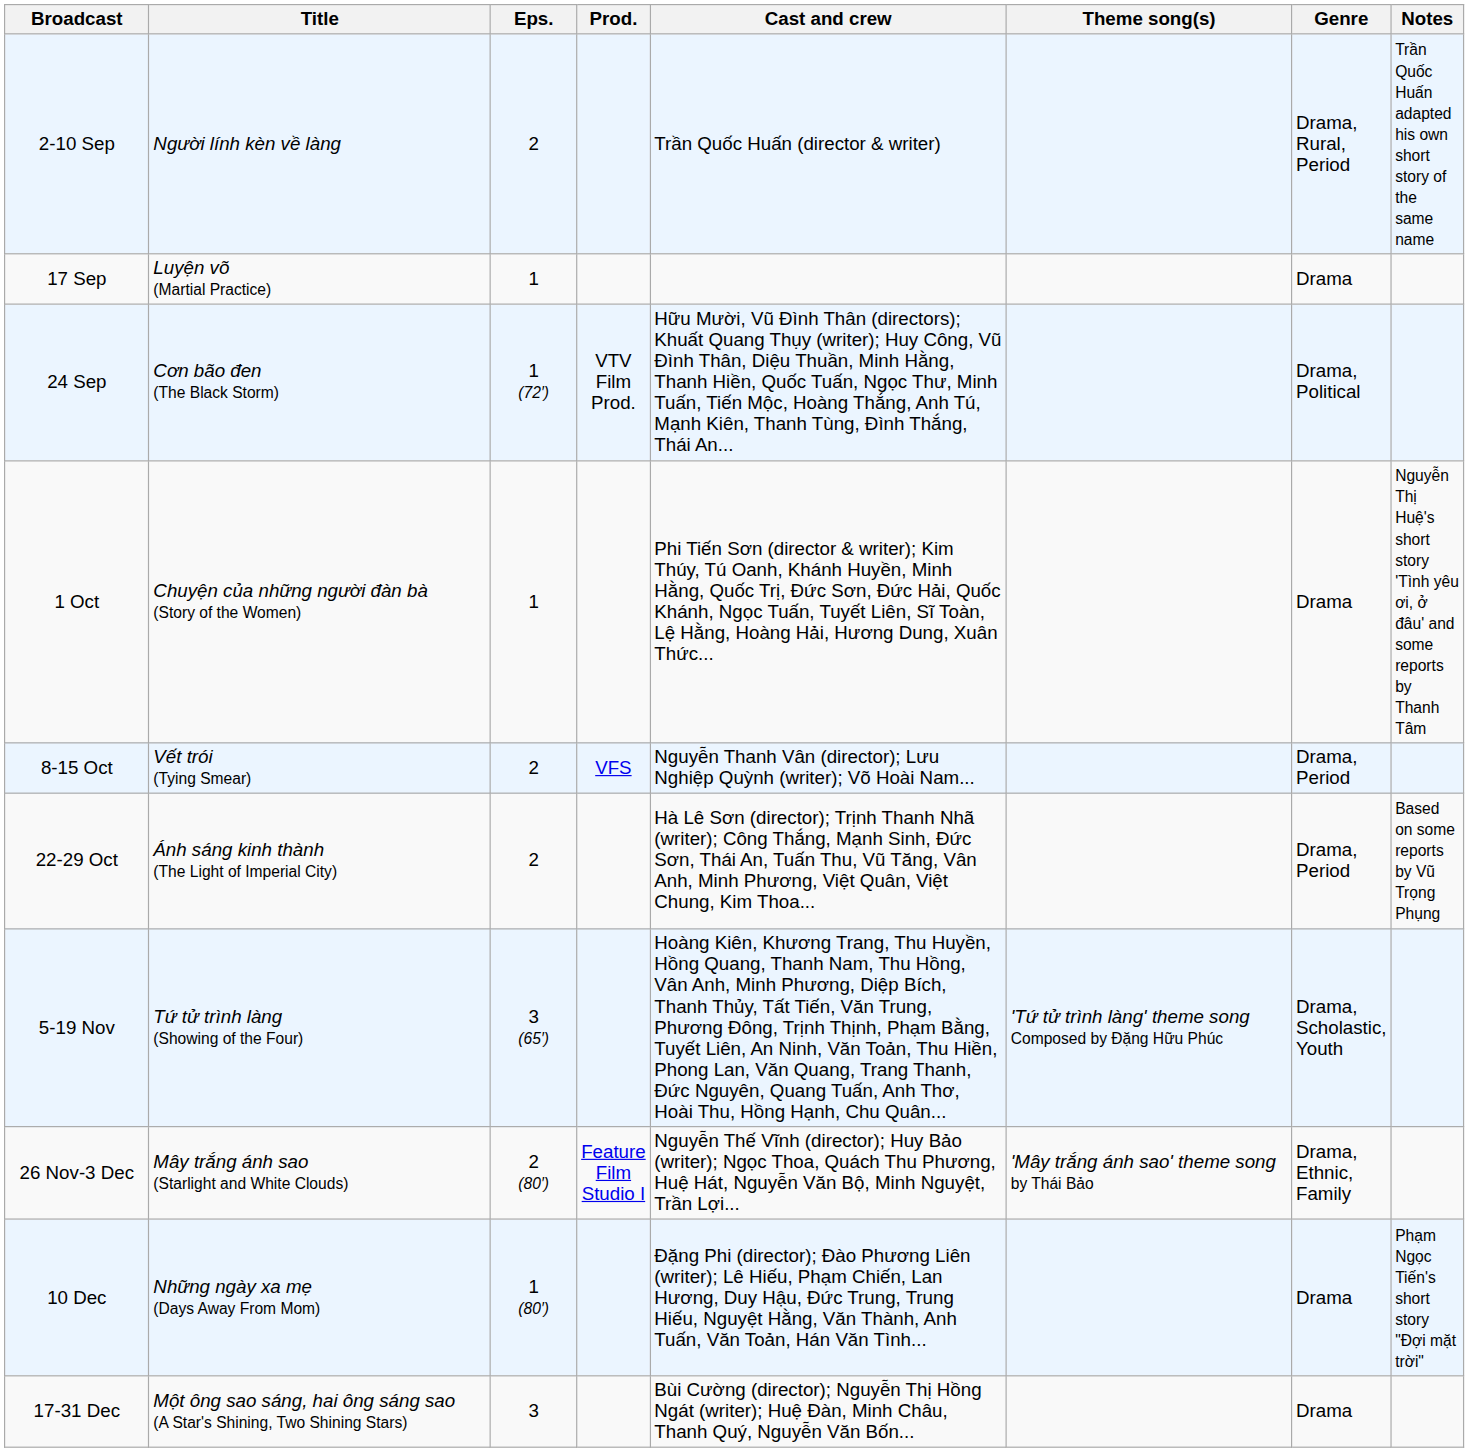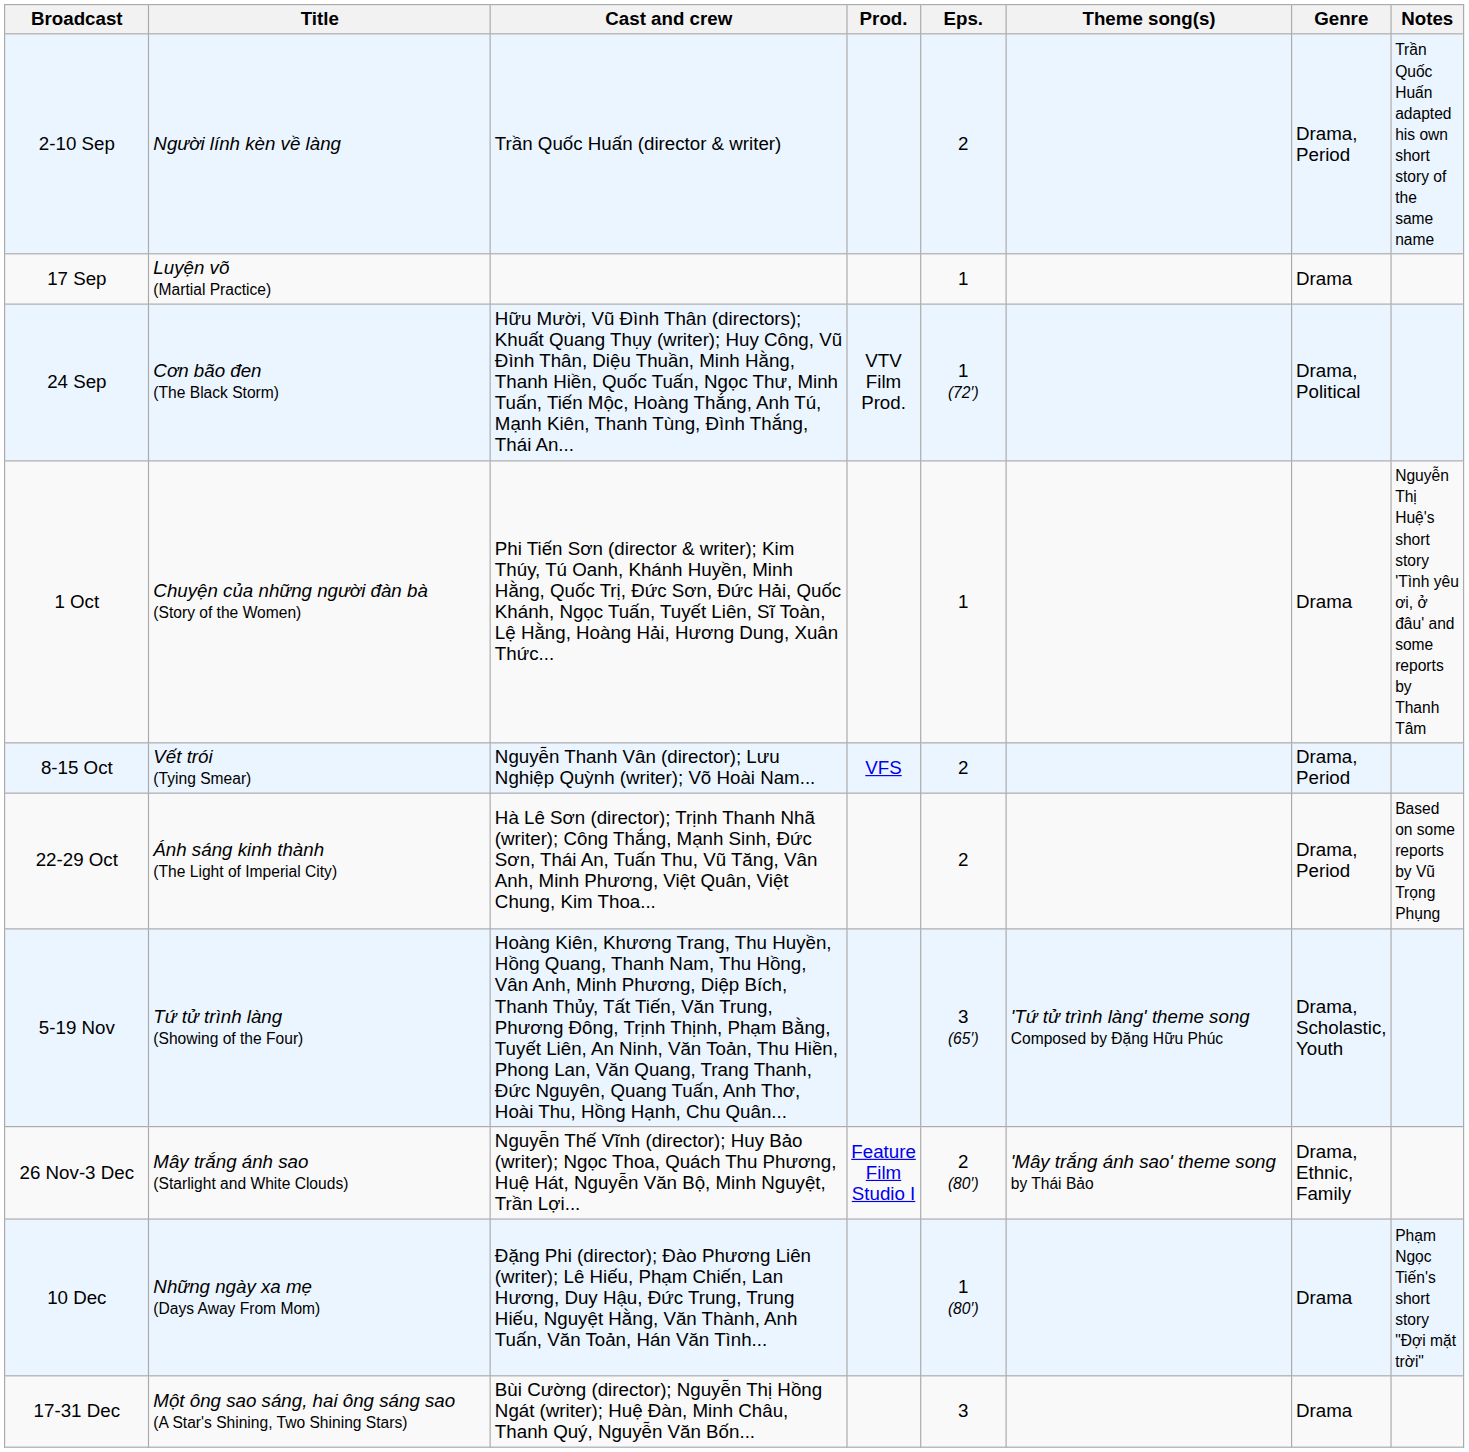columns swapped: (534, 19) <-> (828, 19)
(1327, 143) Drama, Rural, Period -> (1327, 143) Drama, Period
